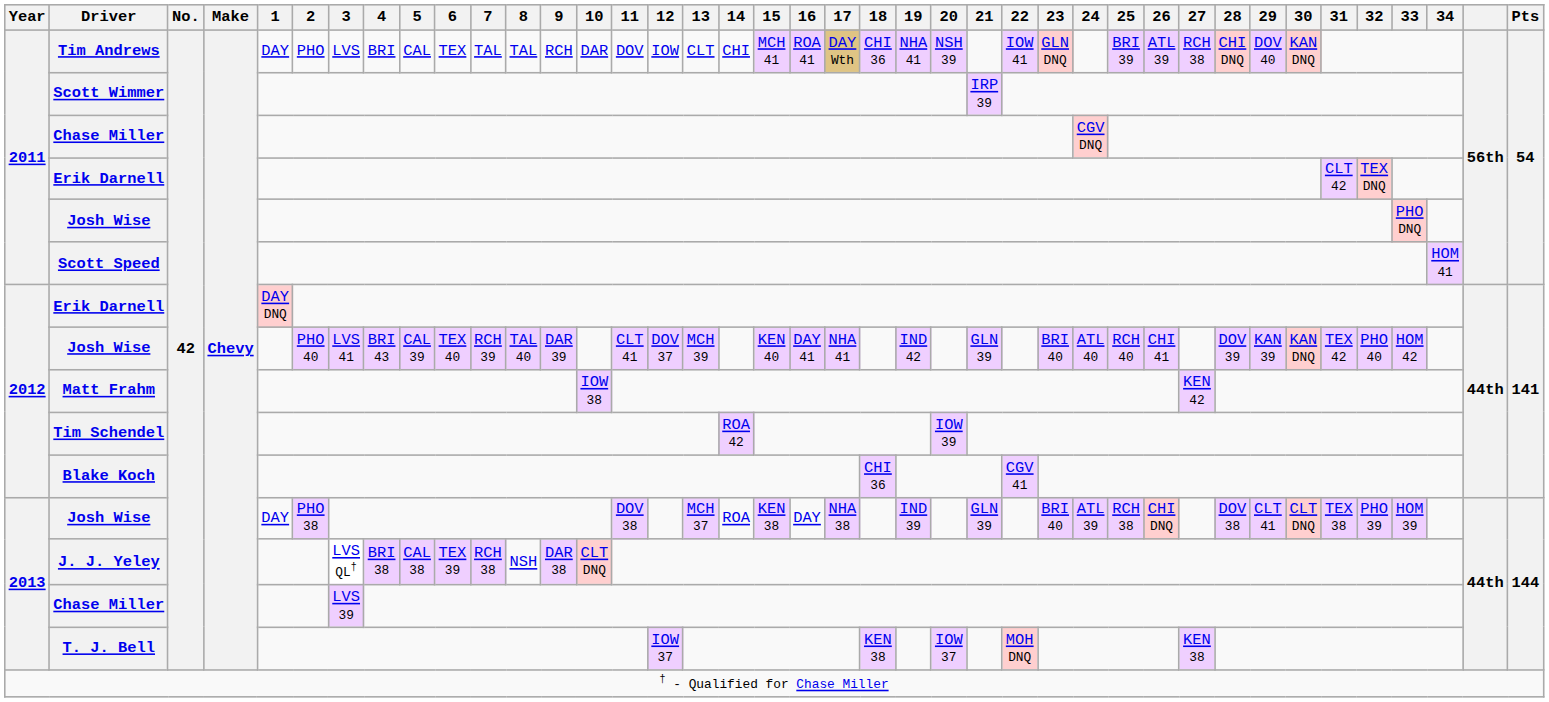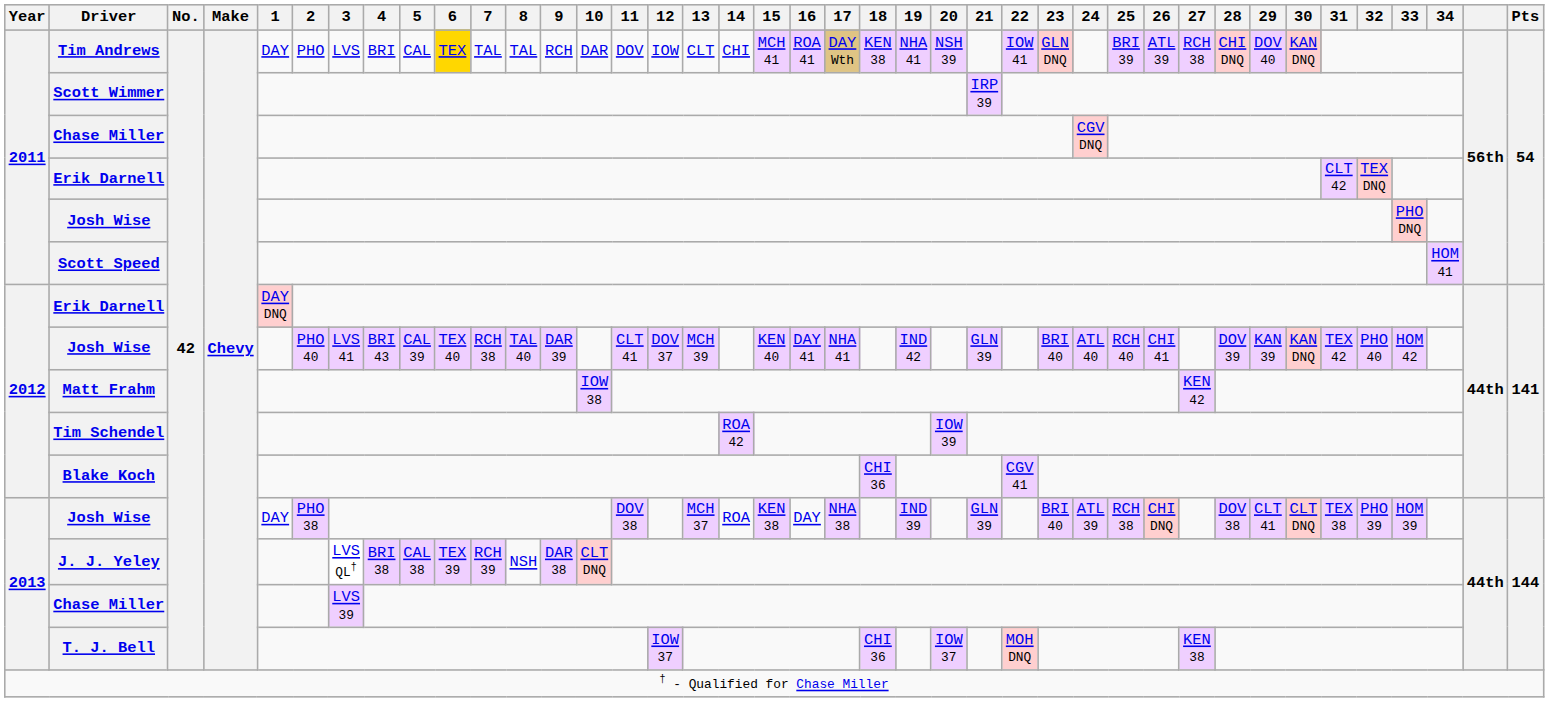(452, 51) no background -> (452, 51) gold background
(878, 50) CHI 36 -> (878, 50) KEN 38
(488, 347) RCH 39 -> (488, 347) RCH 38
(488, 561) RCH 38 -> (488, 561) RCH 39
(878, 647) KEN 38 -> (878, 647) CHI 36
